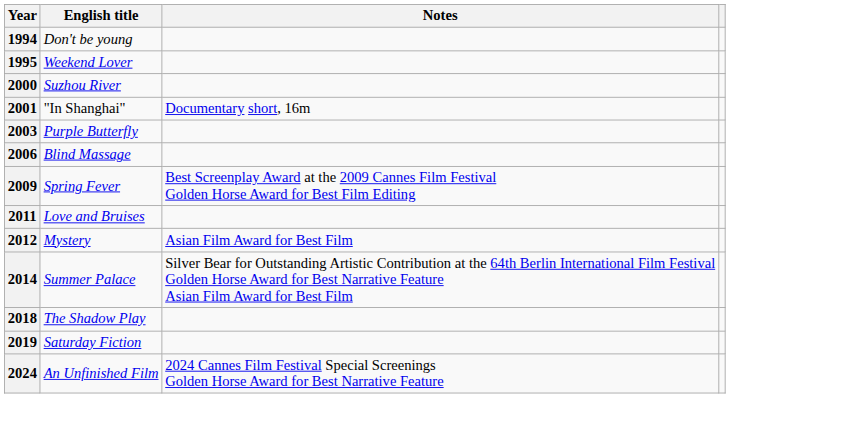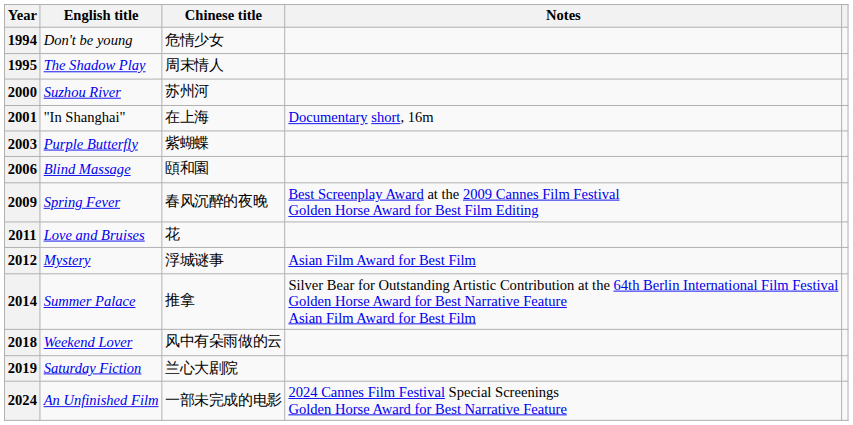+ column: (223, 16)
(88, 62) Weekend Lover -> (95, 66) The Shadow Play
(95, 319) The Shadow Play -> (88, 342) Weekend Lover
